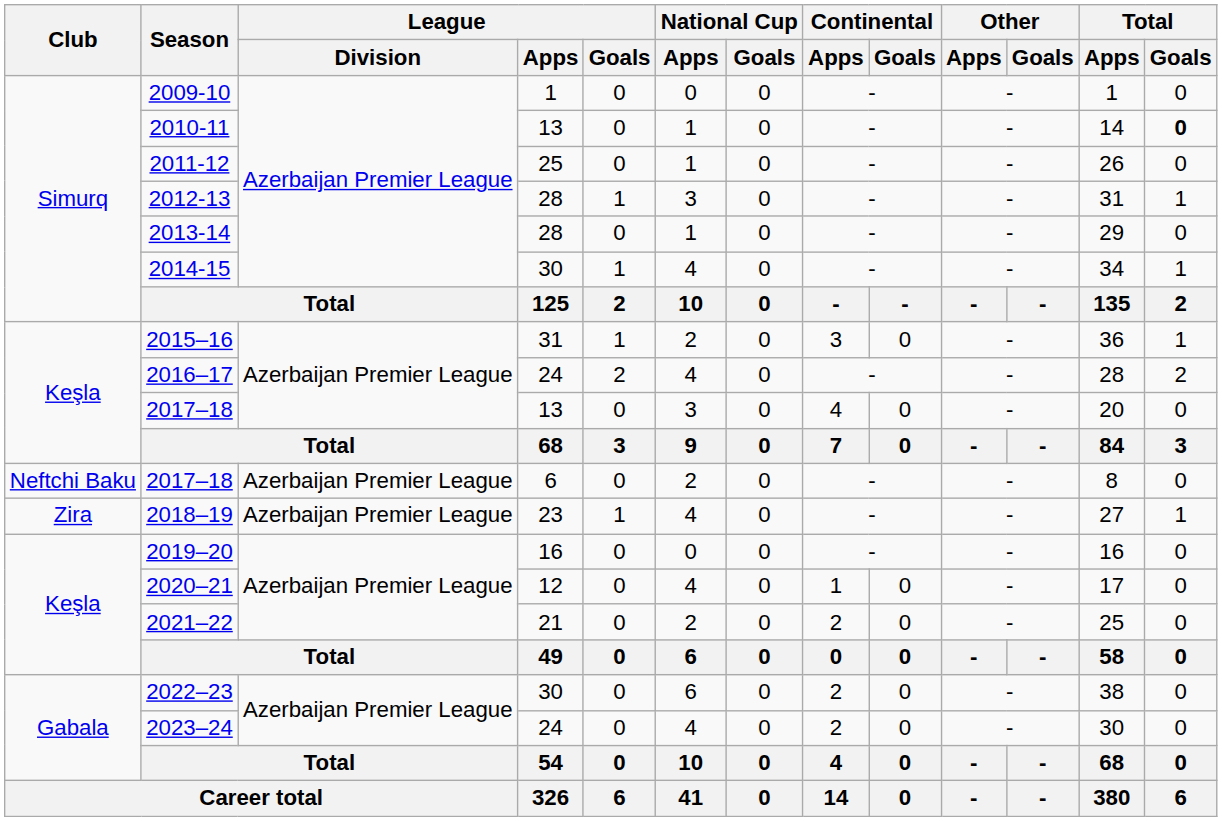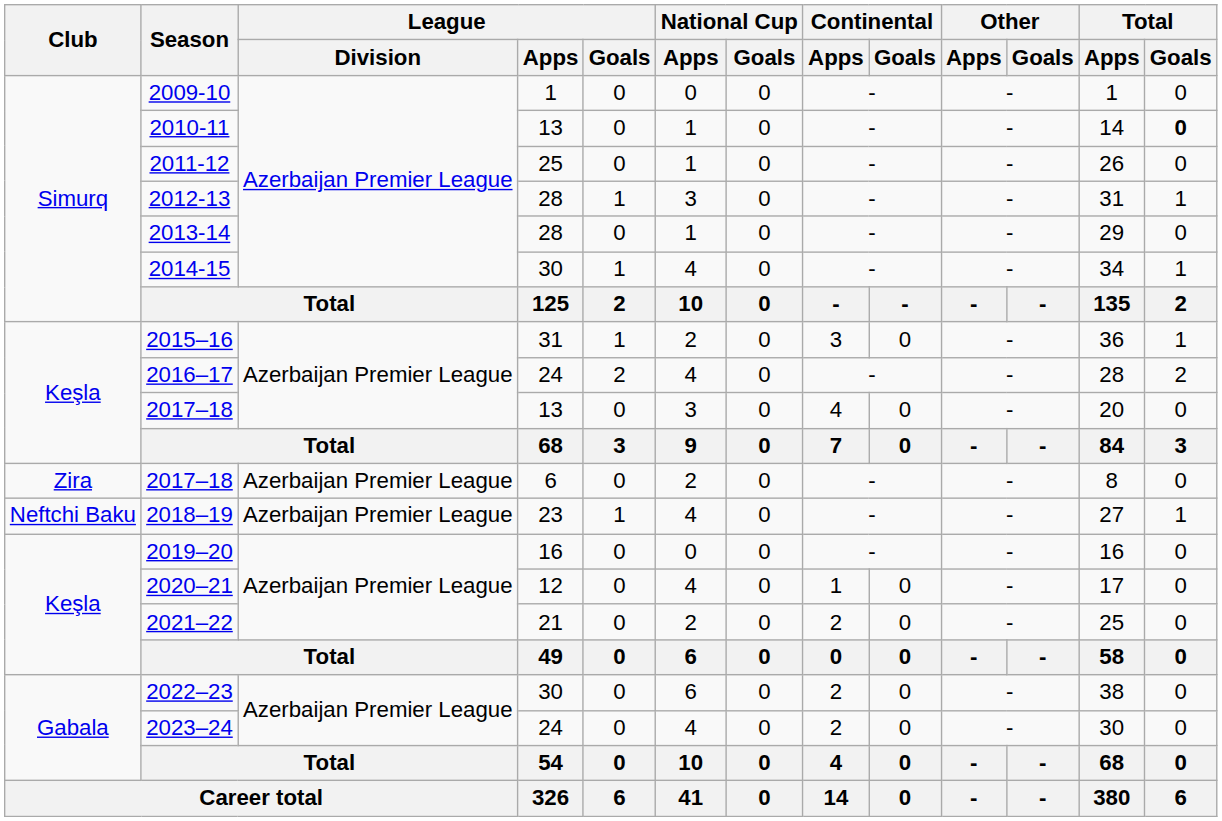(73, 480) Neftchi Baku -> (73, 480) Zira
(73, 515) Zira -> (73, 515) Neftchi Baku
